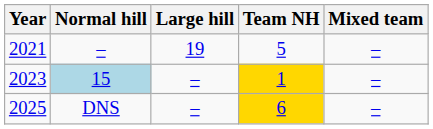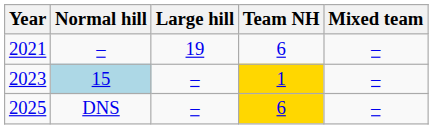(281, 49) 5 -> (281, 49) 6
